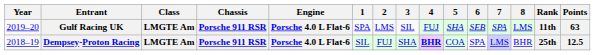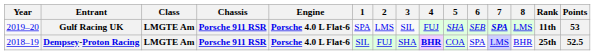(499, 26) normal -> (499, 26) bold
(575, 26) 63 -> (575, 26) 53
(575, 42) 12.5 -> (575, 42) 52.5
